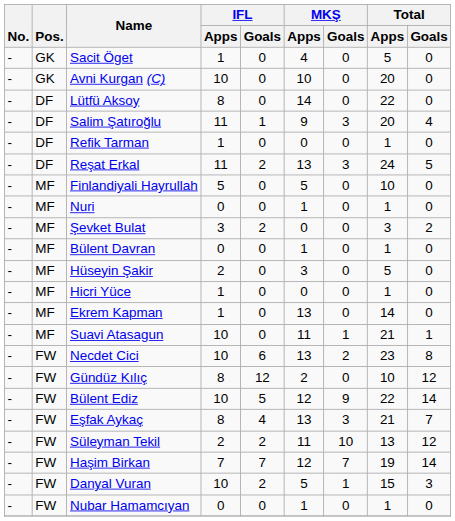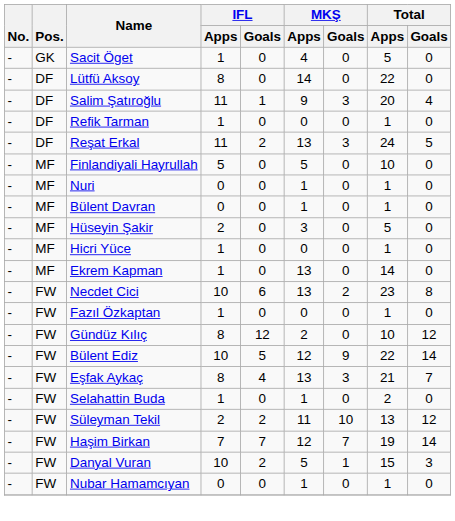- row: (118, 79)
- row: (108, 228)
- row: (117, 334)
+ row: (115, 313)
+ row: (117, 398)
